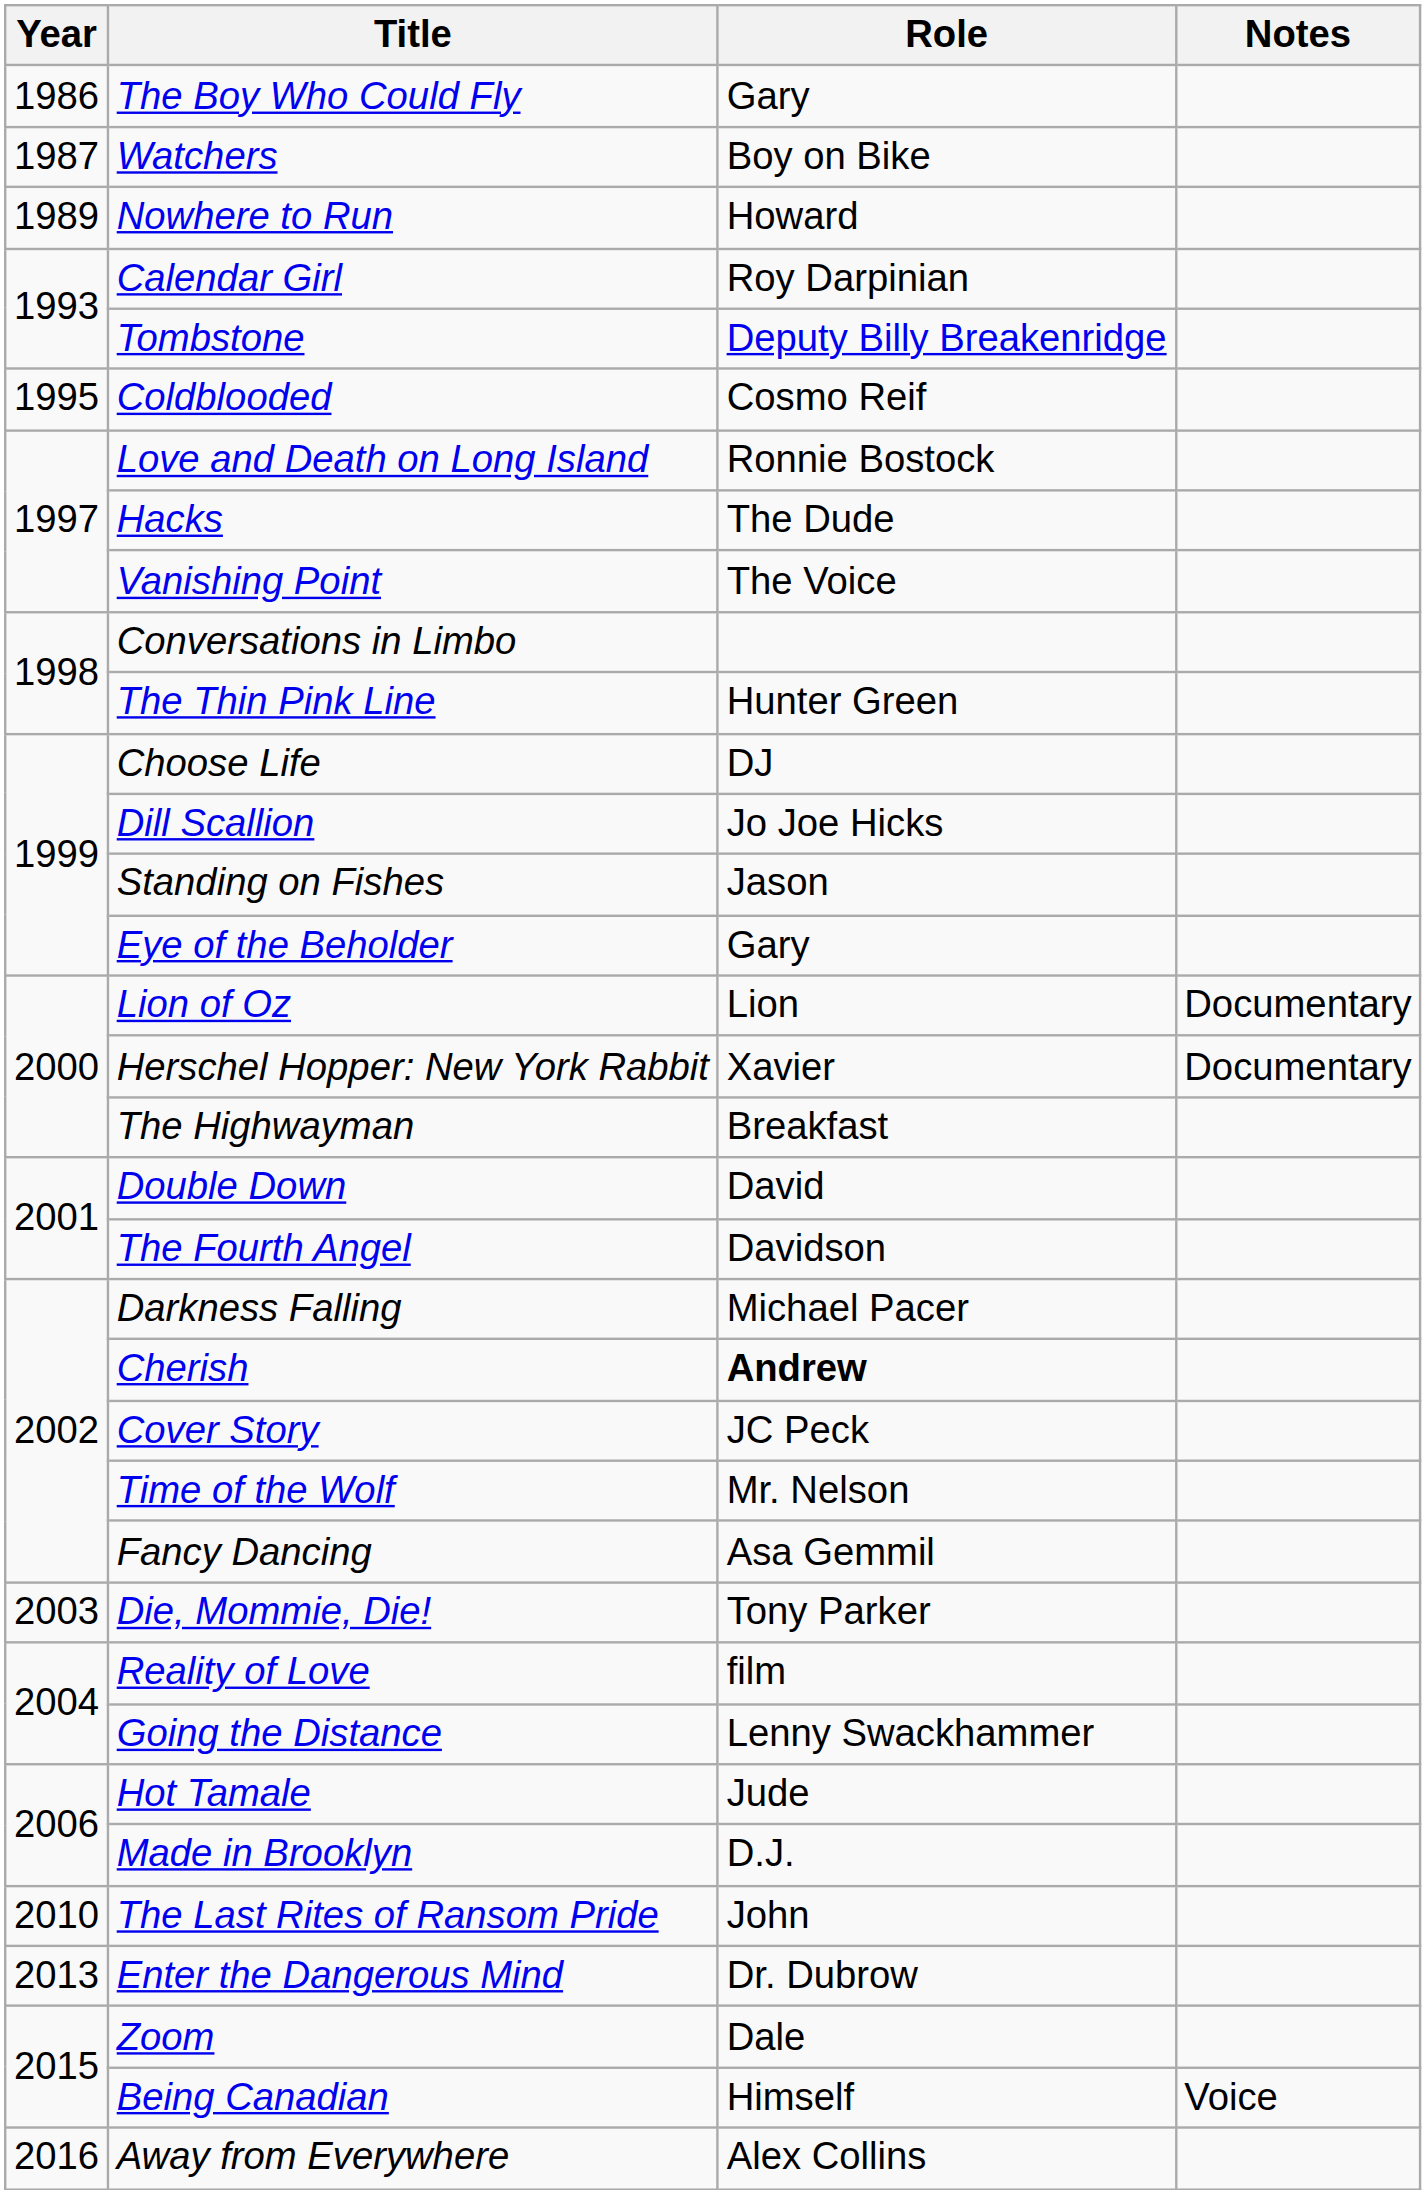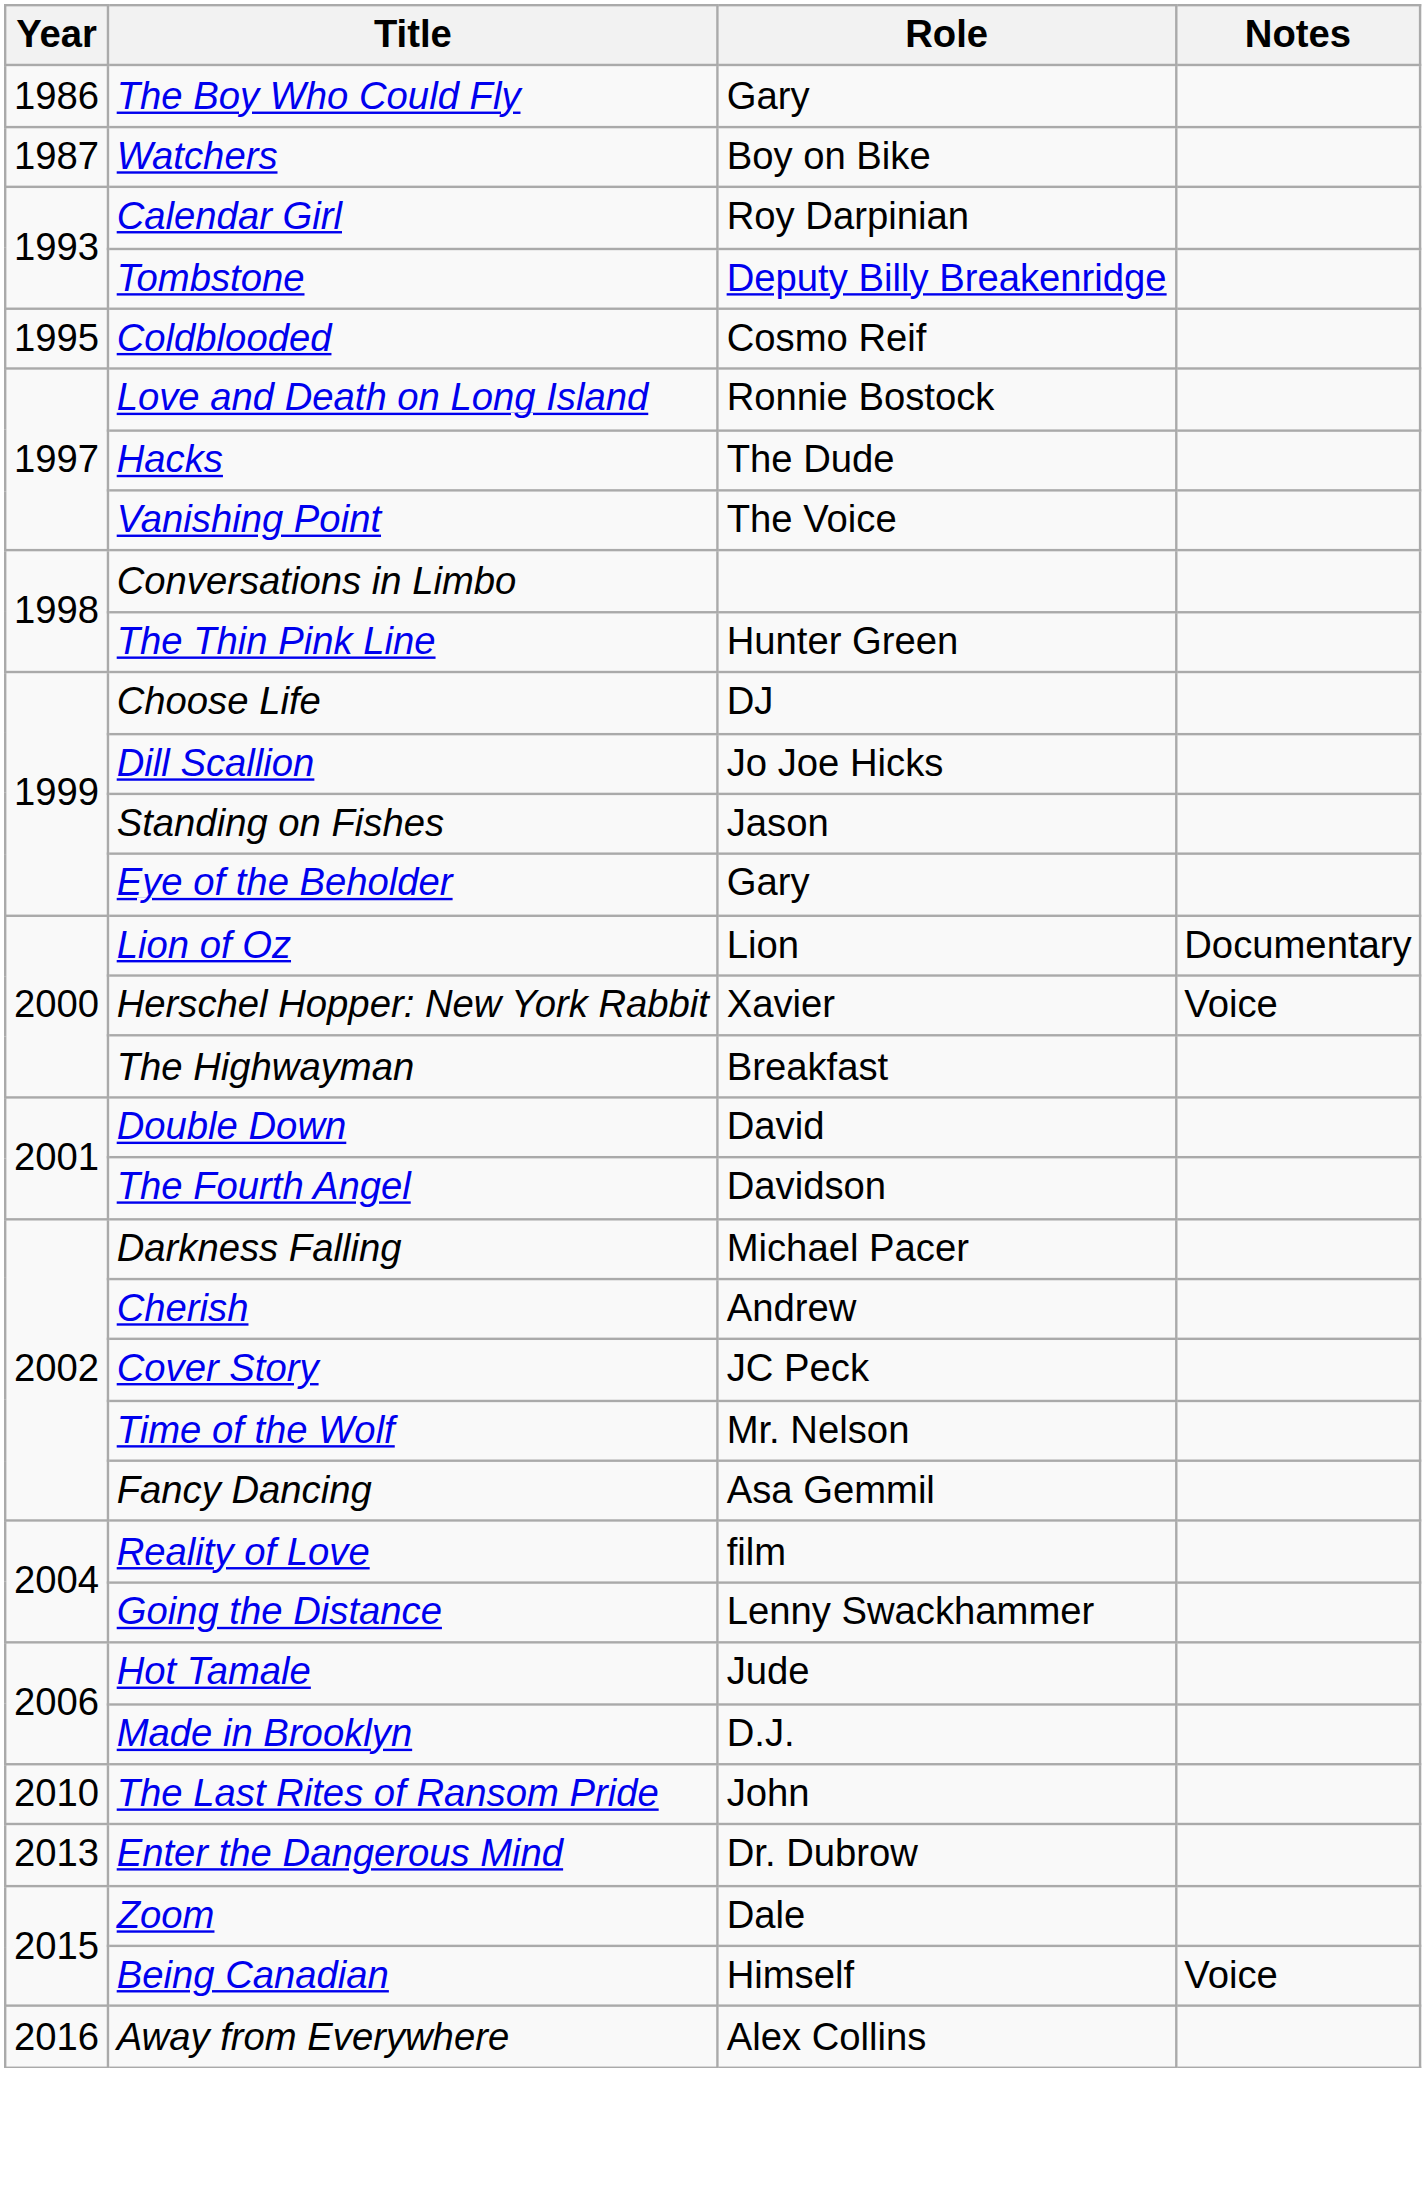- row: (255, 216)
(1298, 1065) Documentary -> (1231, 1005) Voice
(797, 1369) bold -> (791, 1308) normal
- row: (274, 1611)
